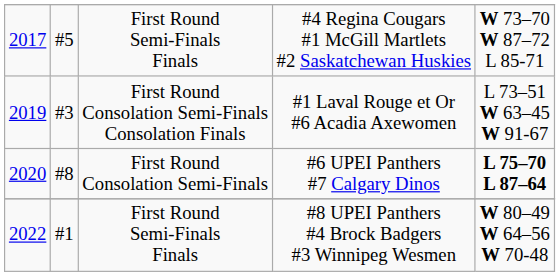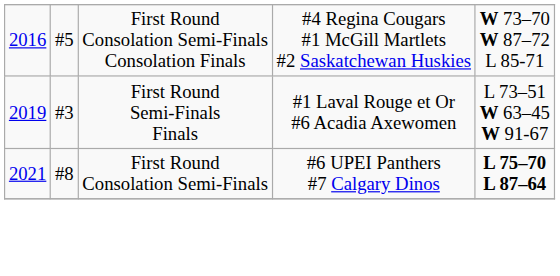(28, 40) 2017 -> (28, 40) 2016
(175, 40) First Round Semi-Finals Finals -> (175, 40) First Round Consolation Semi-Finals Consolation Finals
(175, 112) First Round Consolation Semi-Finals Consolation Finals -> (175, 112) First Round Semi-Finals Finals
(28, 173) 2020 -> (28, 173) 2021
- row: (374, 234)
